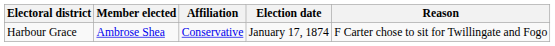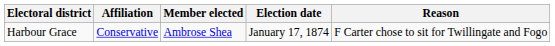columns swapped: (136, 13) <-> (213, 13)
